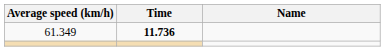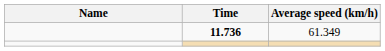columns swapped: (291, 13) <-> (60, 13)
